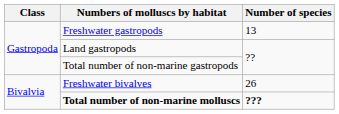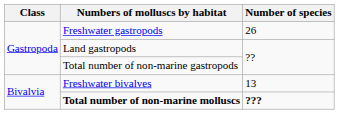(251, 30) 13 -> (251, 30) 26
(251, 83) 26 -> (251, 83) 13
